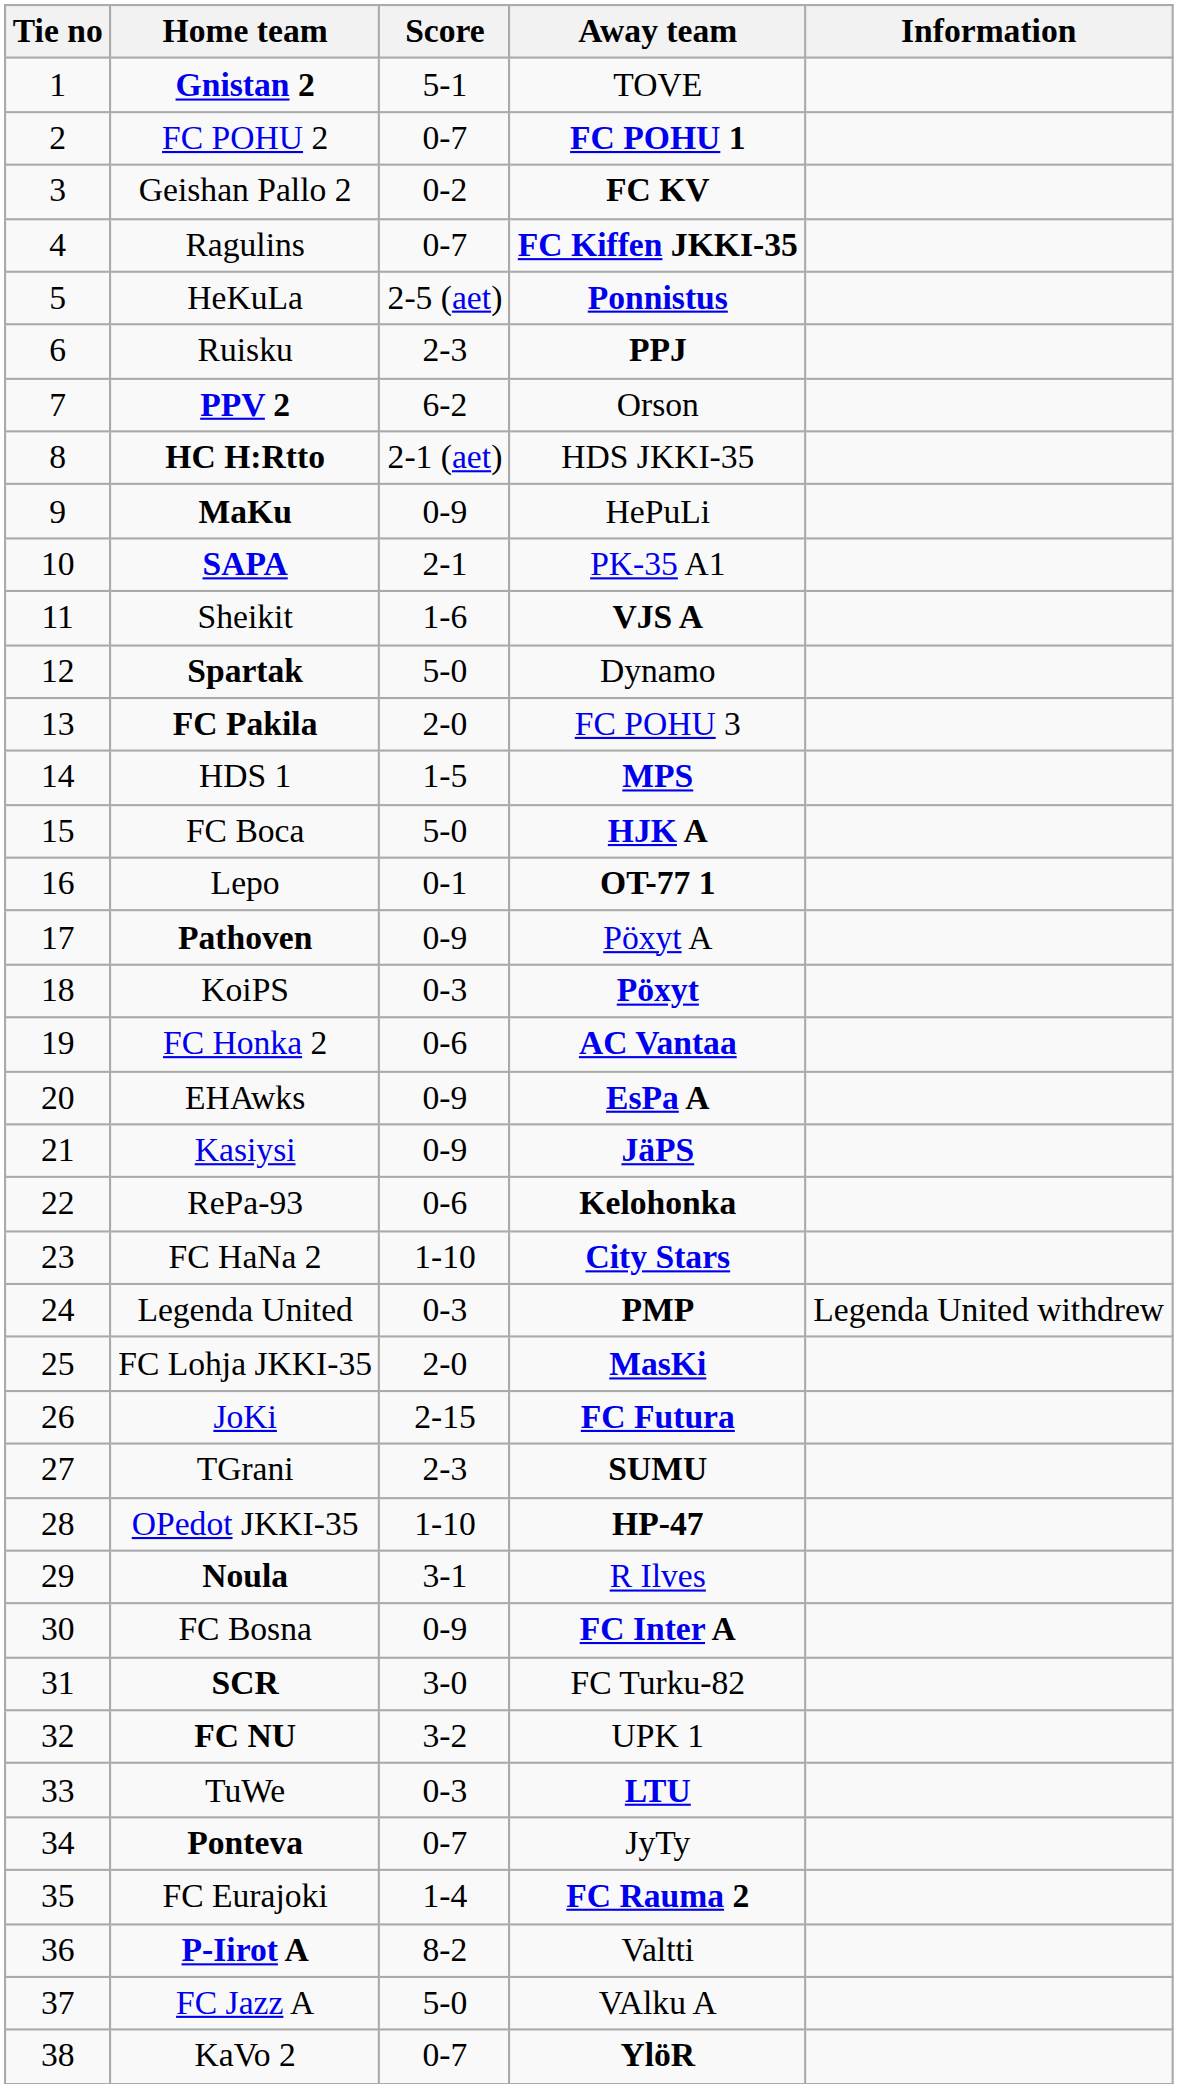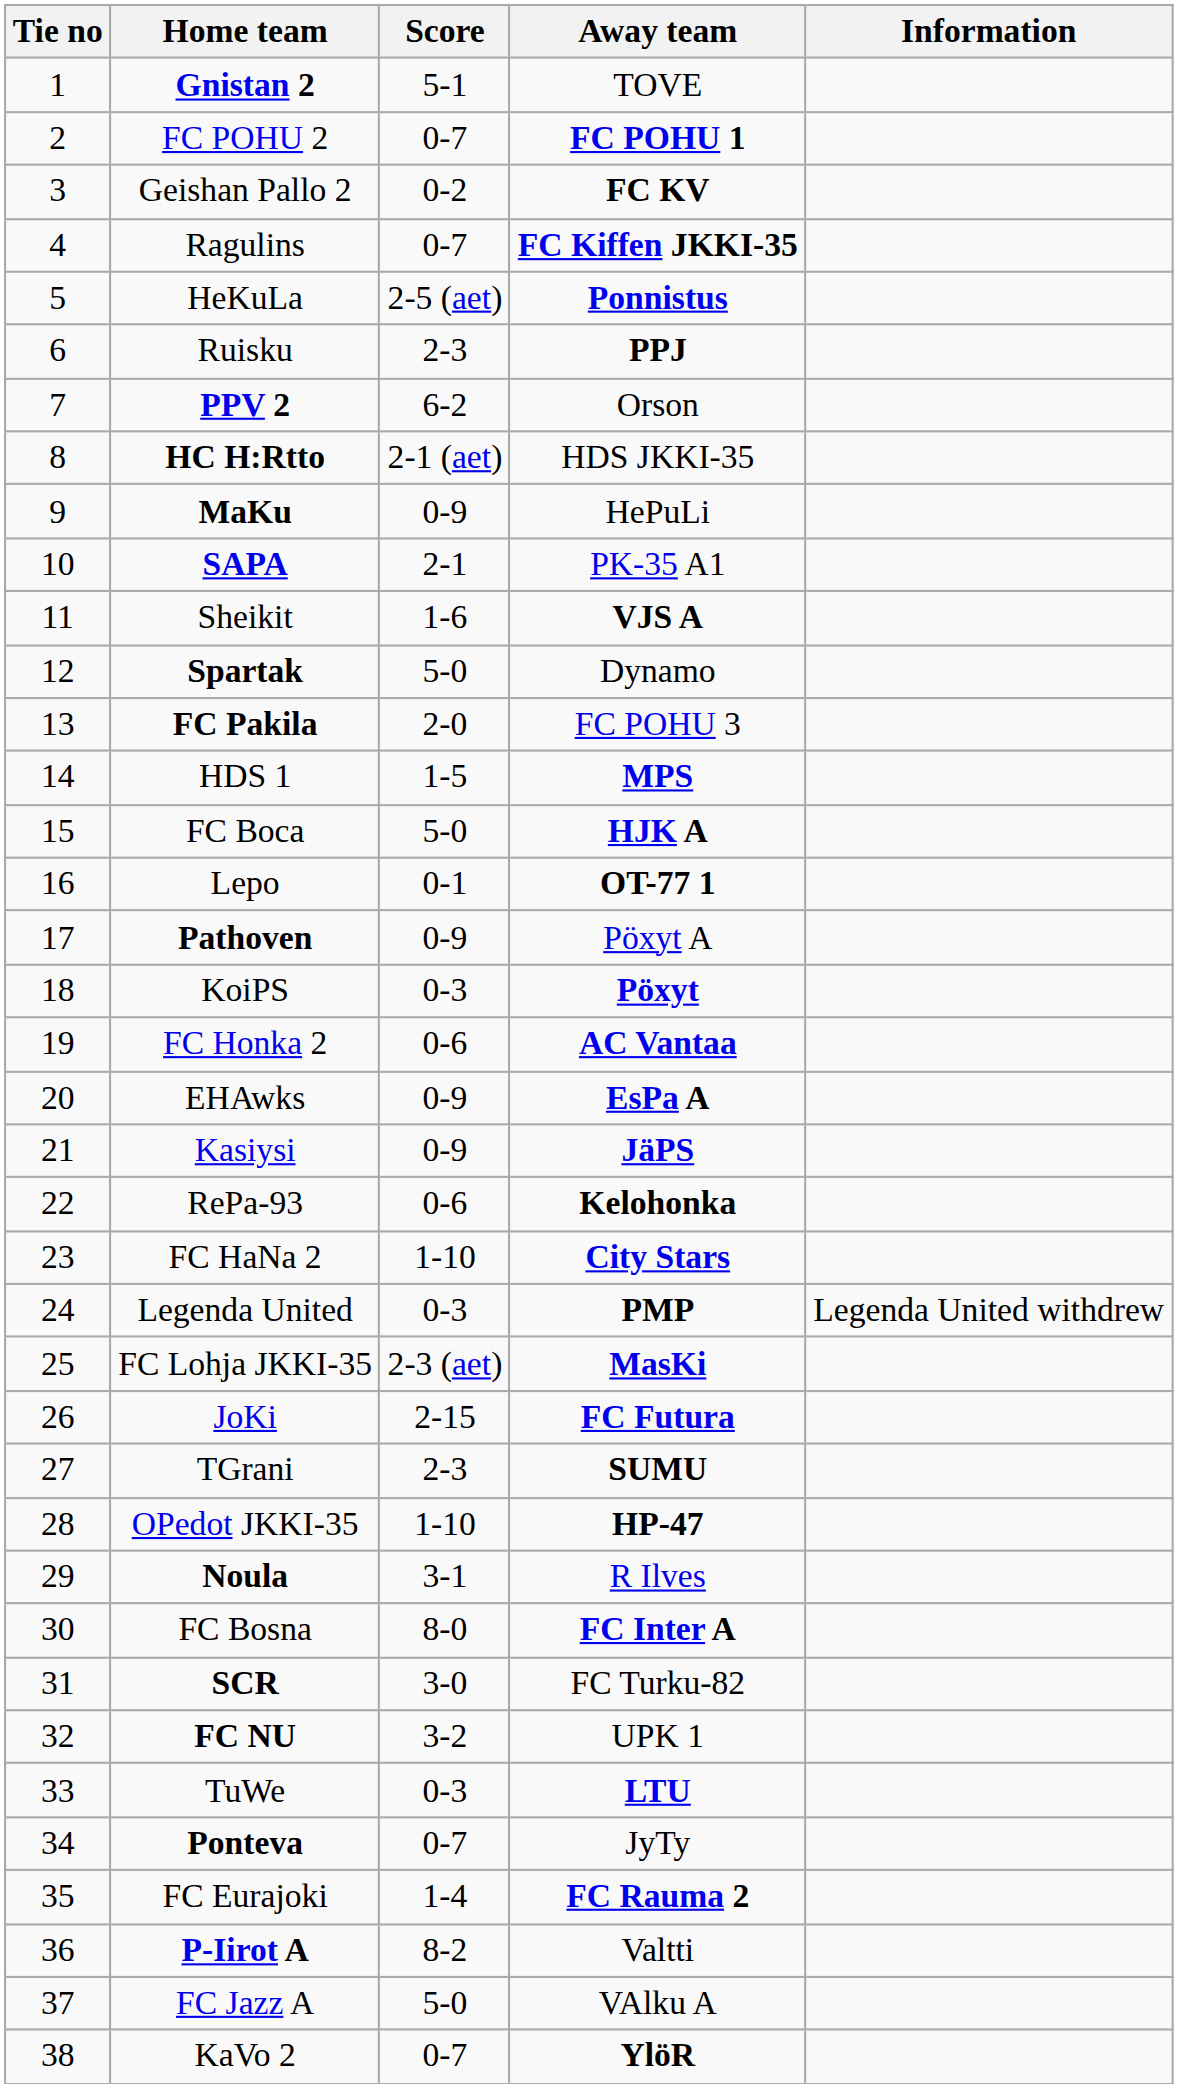(445, 1363) 2-0 -> (445, 1363) 2-3 (aet)
(445, 1629) 0-9 -> (445, 1629) 8-0
